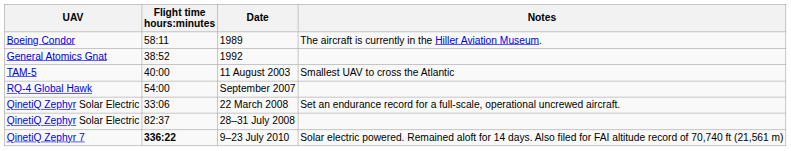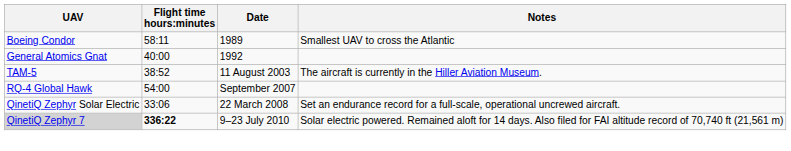(421, 40) The aircraft is currently in the Hiller Aviation Museum. -> (377, 40) Smallest UAV to cross the Atlantic
(157, 56) 38:52 -> (157, 56) 40:00
(157, 72) 40:00 -> (157, 72) 38:52
(377, 72) Smallest UAV to cross the Atlantic -> (421, 72) The aircraft is currently in the Hiller Aviation Museum.
- row: (257, 121)
(46, 137) no background -> (46, 121) lightgrey background
